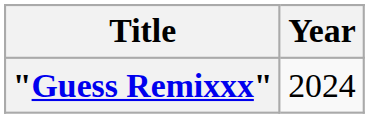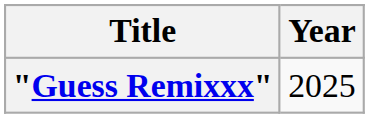(322, 84) 2024 -> (322, 84) 2025
